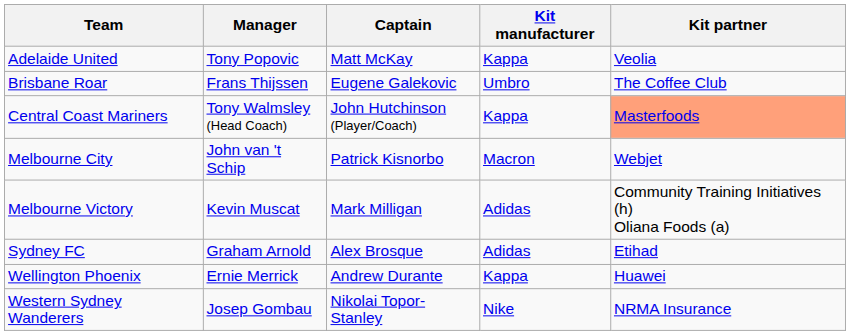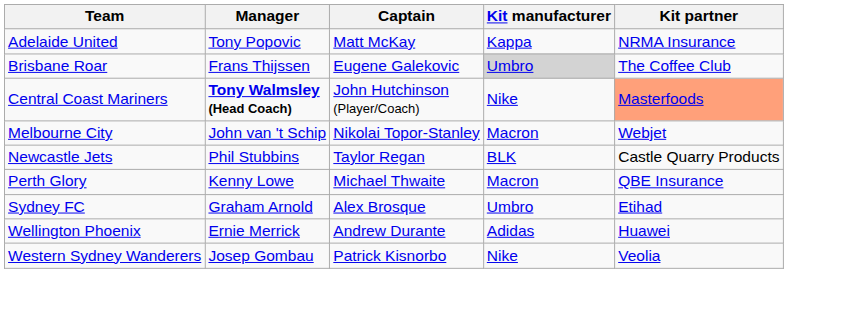(635, 58) Veolia -> (677, 41) NRMA Insurance
(506, 83) no background -> (510, 66) lightgrey background
(258, 116) normal -> (264, 99) bold
(505, 116) Kappa -> (502, 99) Nike
(387, 158) Patrick Kisnorbo -> (406, 132) Nikolai Topor-Stanley
- row: (70, 209)
+ row: (60, 157)
+ row: (47, 181)
(507, 251) Adidas -> (510, 206) Umbro
(505, 276) Kappa -> (511, 231) Adidas
(378, 309) Nikolai Topor-Stanley -> (390, 255) Patrick Kisnorbo
(673, 309) NRMA Insurance -> (639, 255) Veolia
